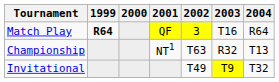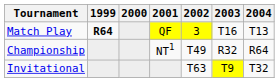(259, 31) R64 -> (259, 31) T13
(196, 50) T63 -> (196, 50) T49
(259, 50) T13 -> (259, 50) R64
(196, 69) T49 -> (196, 69) T63
